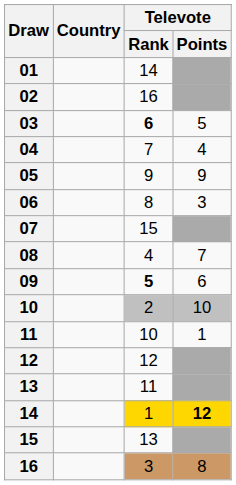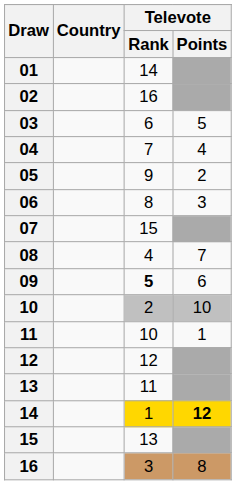(149, 123) bold -> (149, 123) normal
(202, 176) 9 -> (202, 176) 2
